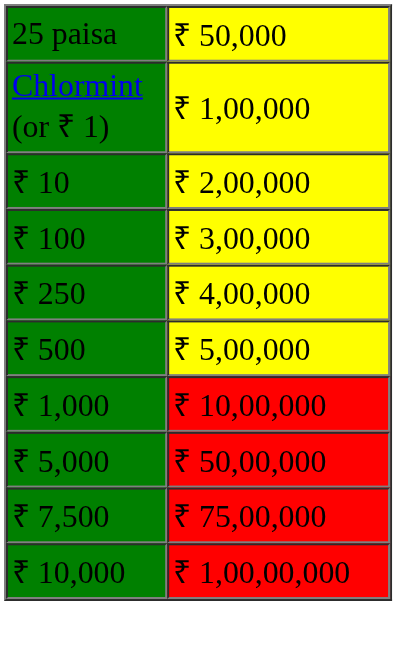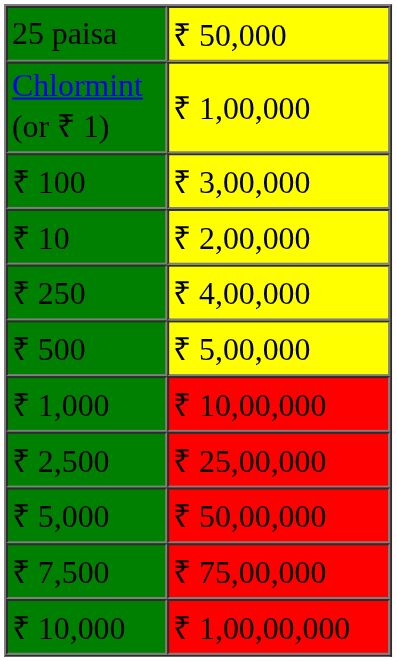rows swapped: (41, 182) <-> (49, 238)
+ row: (61, 461)
